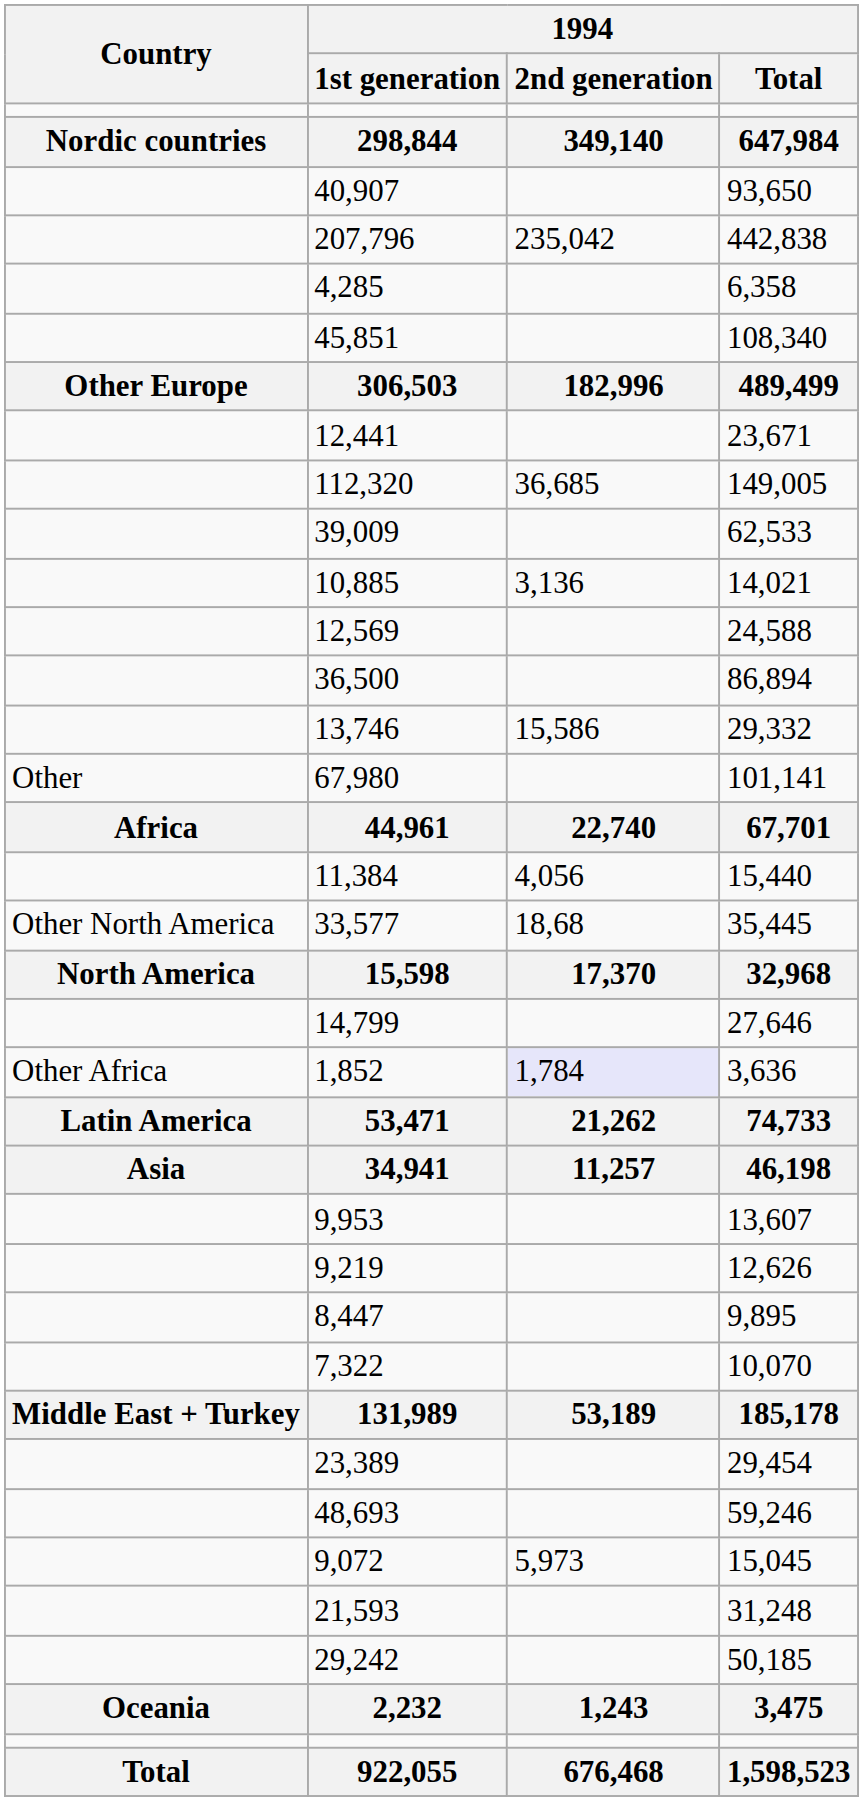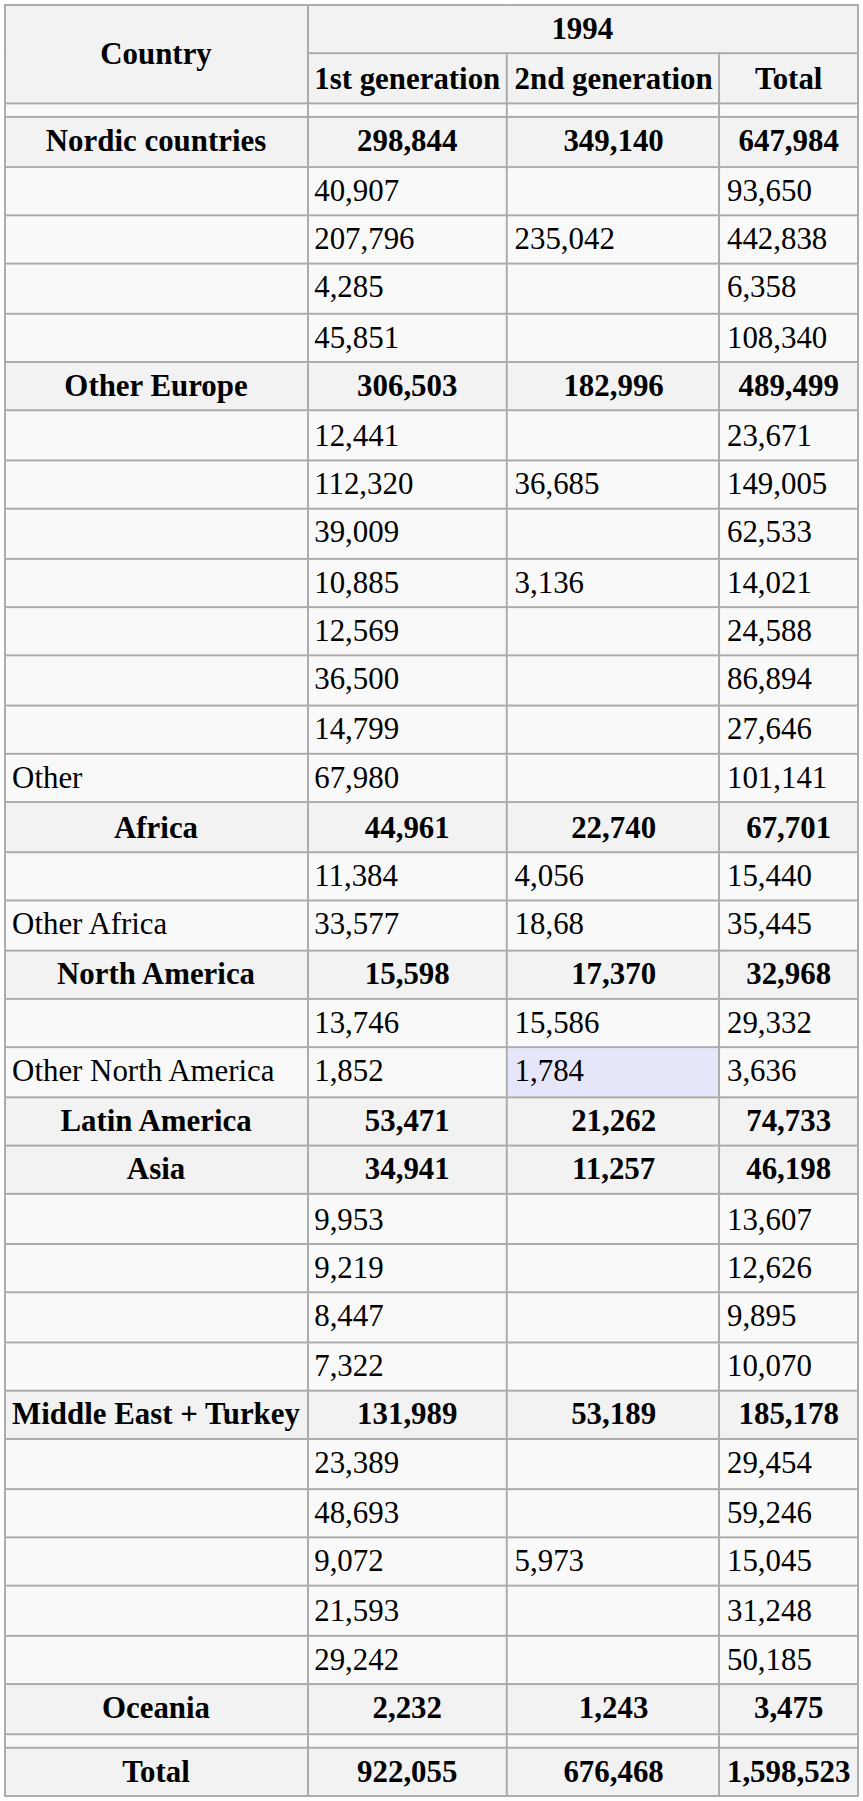rows swapped: (357, 1022) <-> (357, 728)
(143, 924) Other North America -> (90, 924) Other Africa
(90, 1071) Other Africa -> (143, 1071) Other North America
